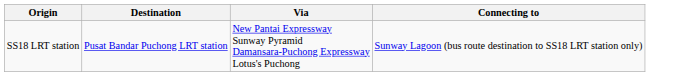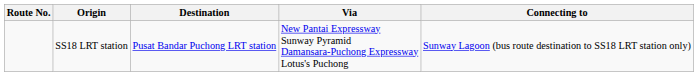+ column: (29, 12)
